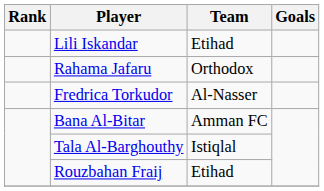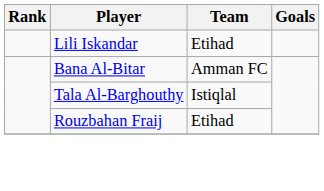- row: (103, 69)
- row: (113, 95)
